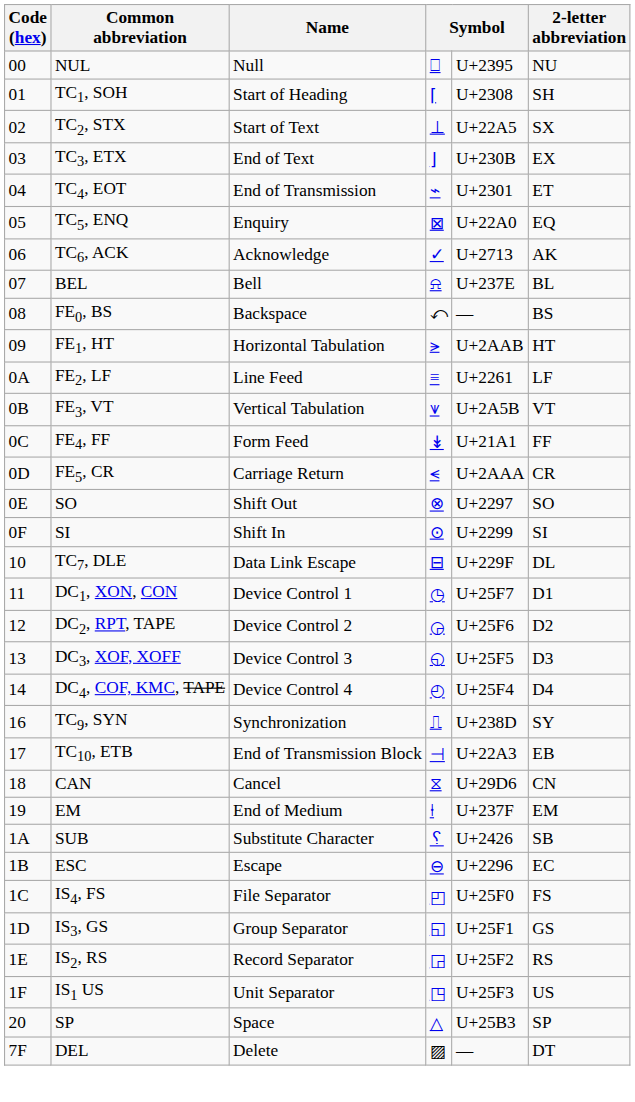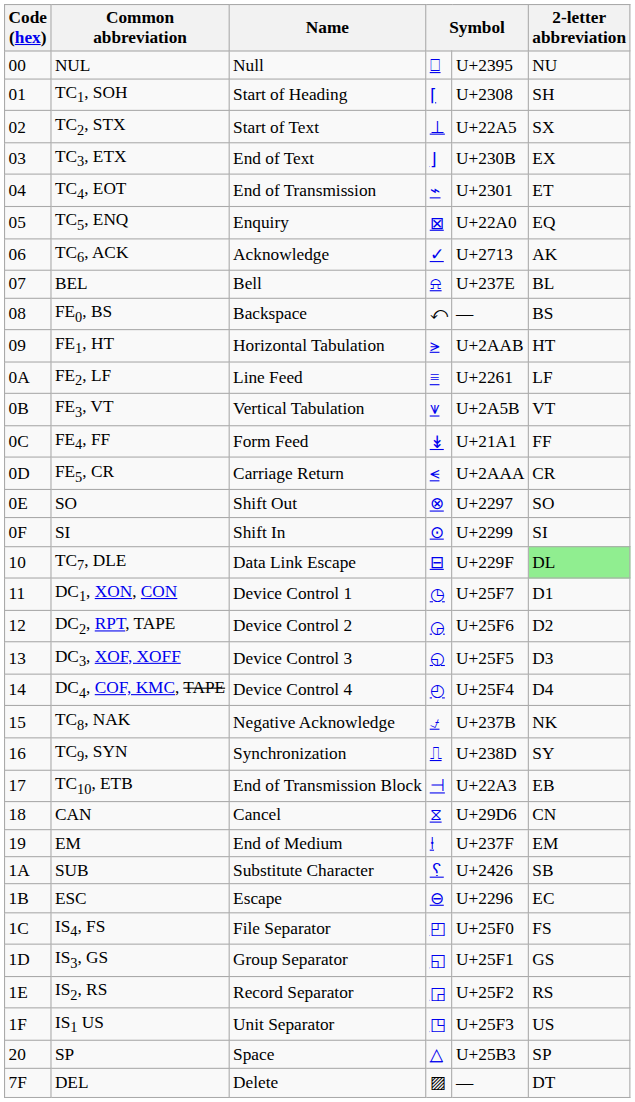(544, 562) no background -> (544, 562) lightgreen background
+ row: (93, 721)
